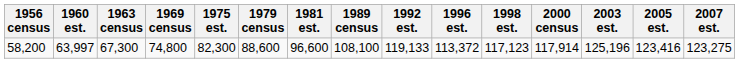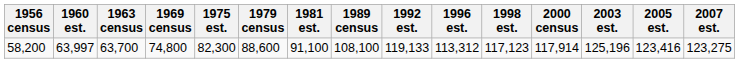(119, 48) 67,300 -> (119, 48) 63,700
(309, 48) 96,600 -> (309, 48) 91,100
(457, 48) 113,372 -> (457, 48) 113,312
